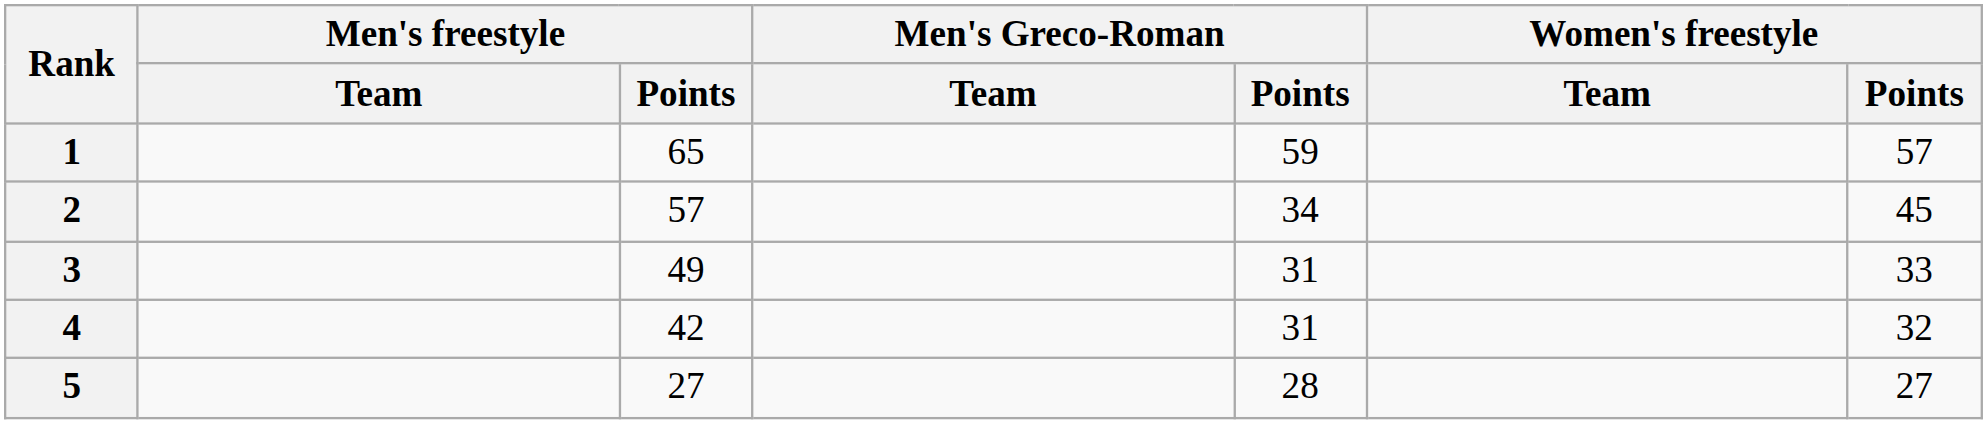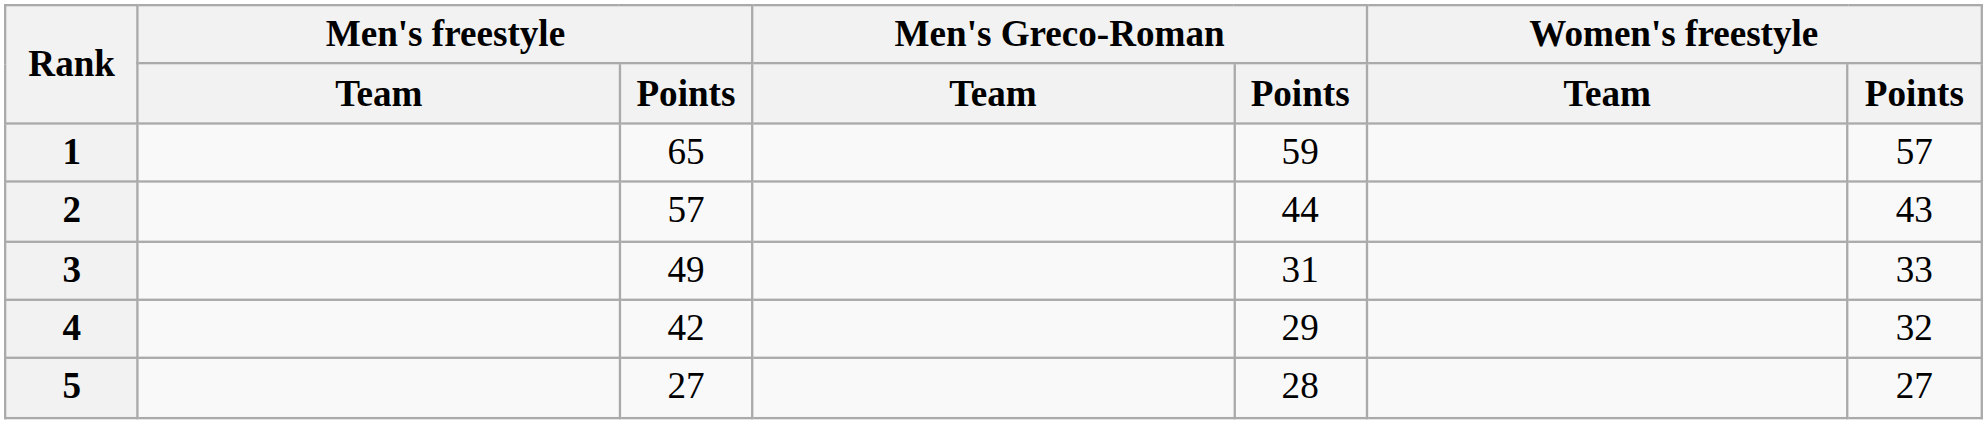(1300, 210) 34 -> (1300, 210) 44
(1914, 210) 45 -> (1914, 210) 43
(1300, 328) 31 -> (1300, 328) 29
